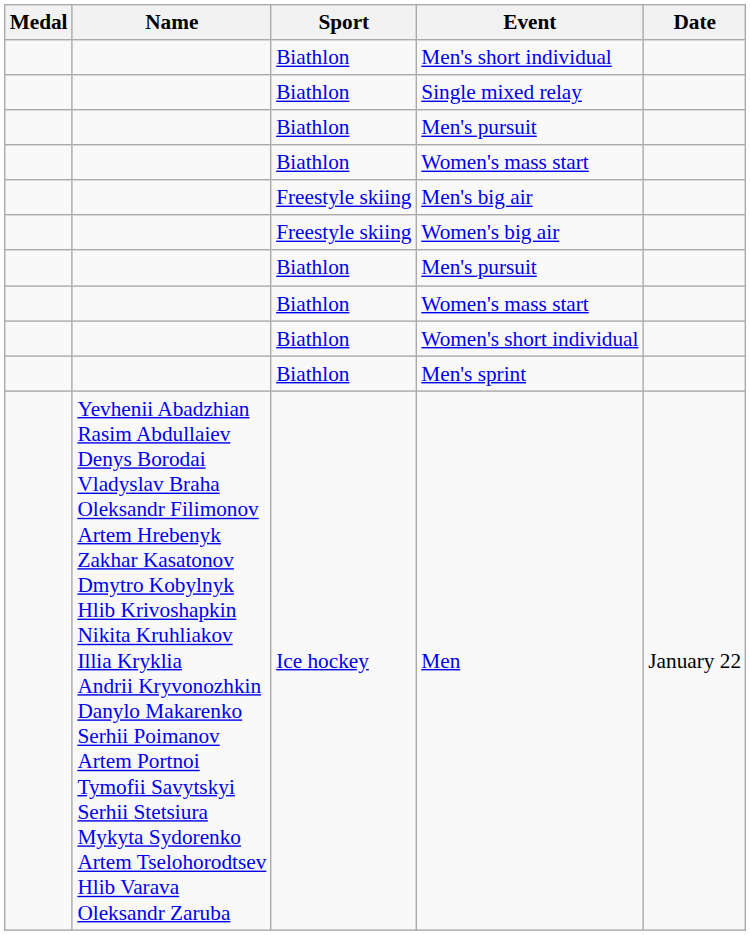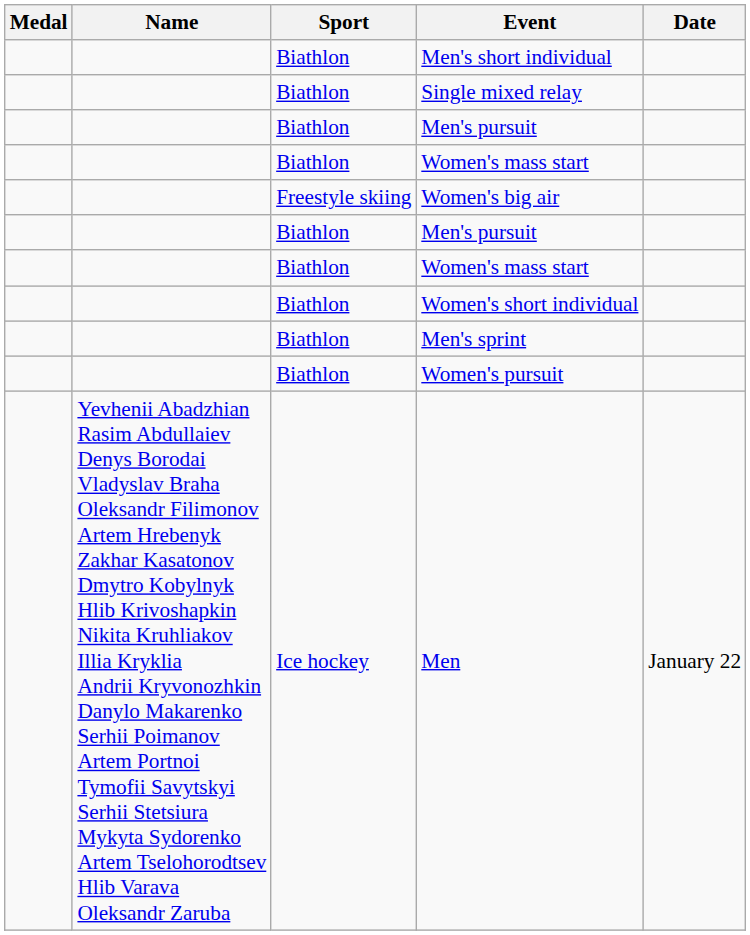- row: (344, 197)
+ row: (313, 373)
